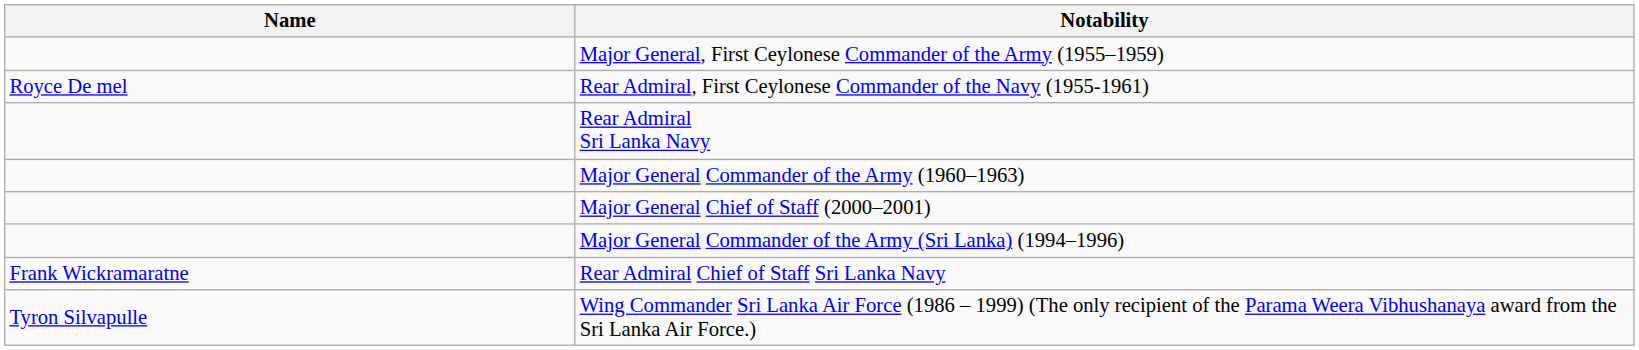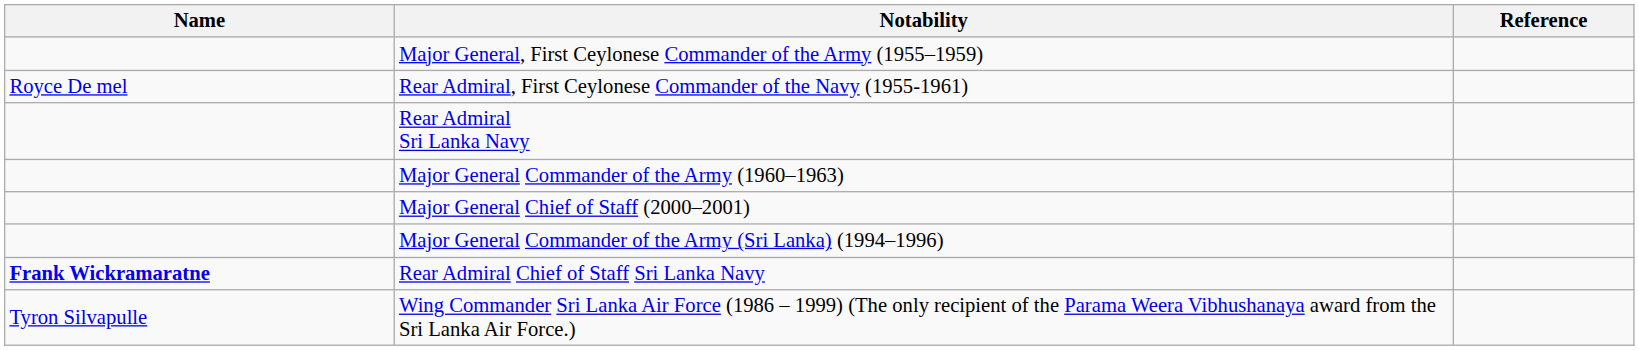+ column: (1544, 20)
(99, 273) normal -> (110, 273) bold
